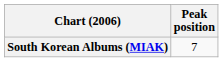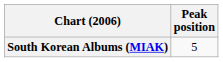(194, 47) 7 -> (194, 47) 5
